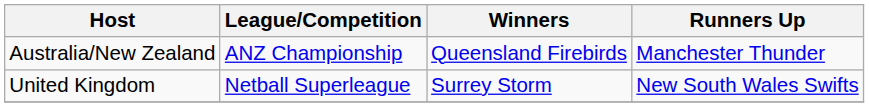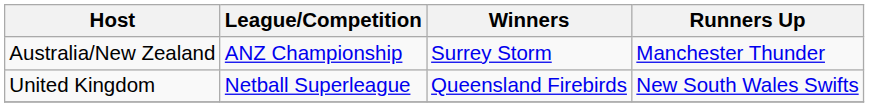(529, 53) Queensland Firebirds -> (491, 53) Surrey Storm
(491, 85) Surrey Storm -> (529, 85) Queensland Firebirds
